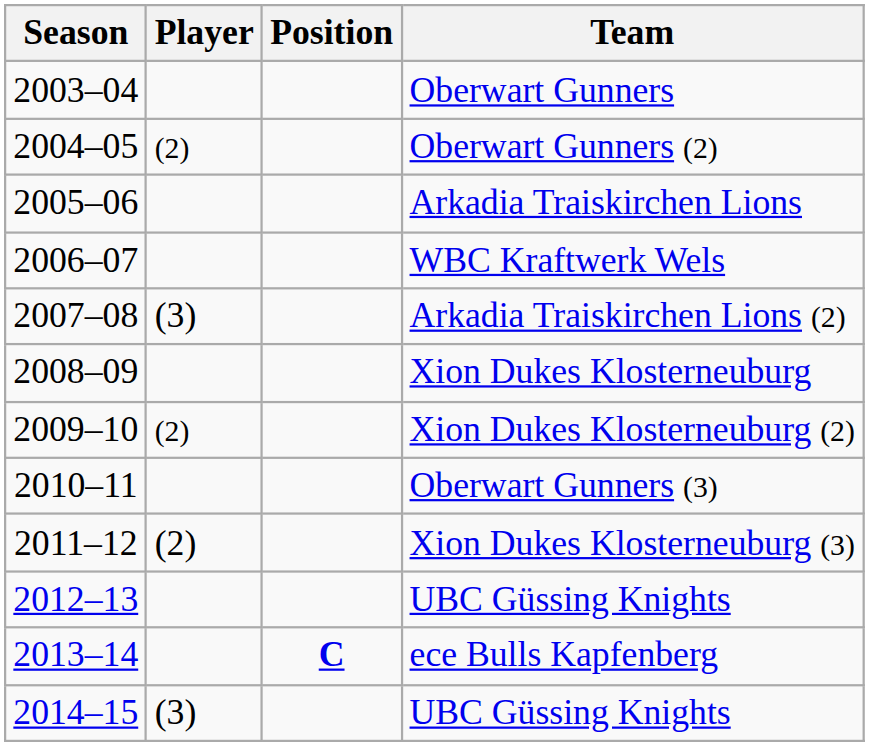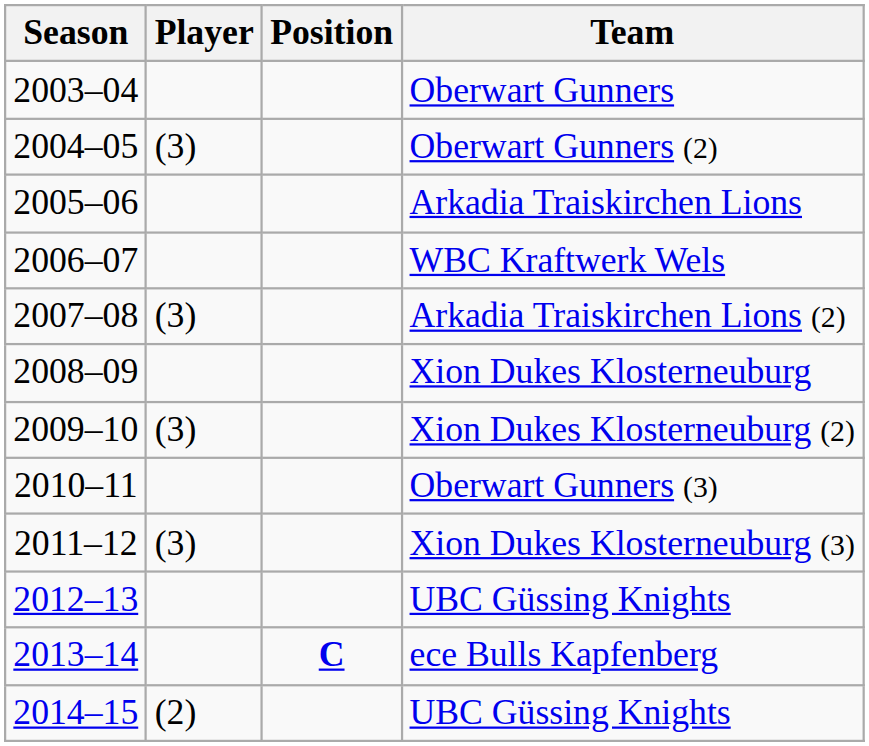(172, 148) (2) -> (175, 145) (3)
(172, 431) (2) -> (175, 428) (3)
(175, 542) (2) -> (175, 542) (3)
(175, 711) (3) -> (175, 711) (2)
